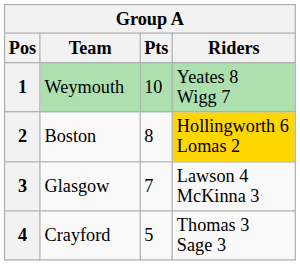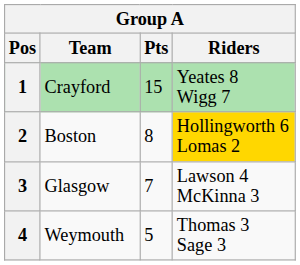(84, 87) Weymouth -> (77, 87) Crayford
(153, 87) 10 -> (153, 87) 15
(77, 235) Crayford -> (84, 235) Weymouth
